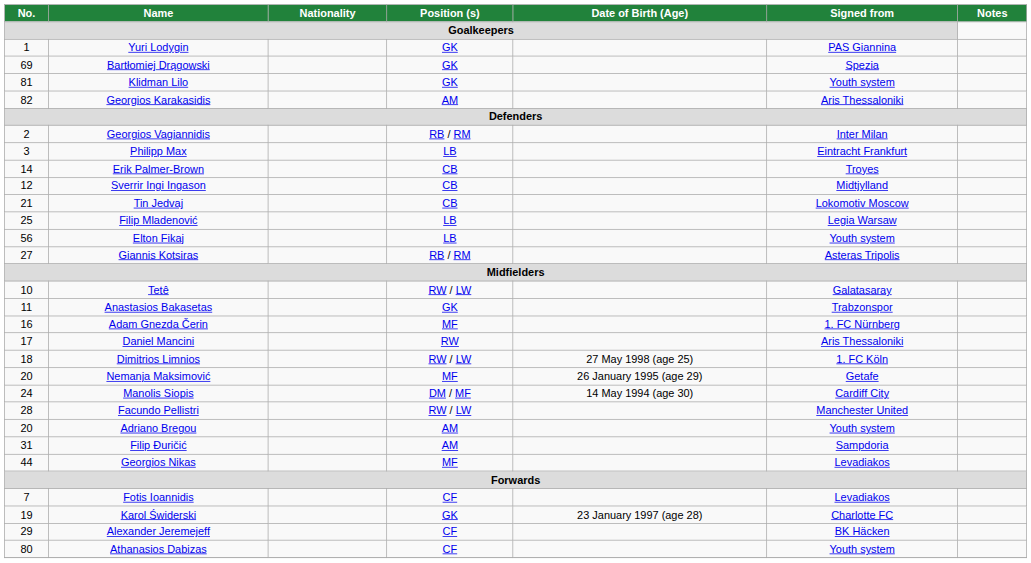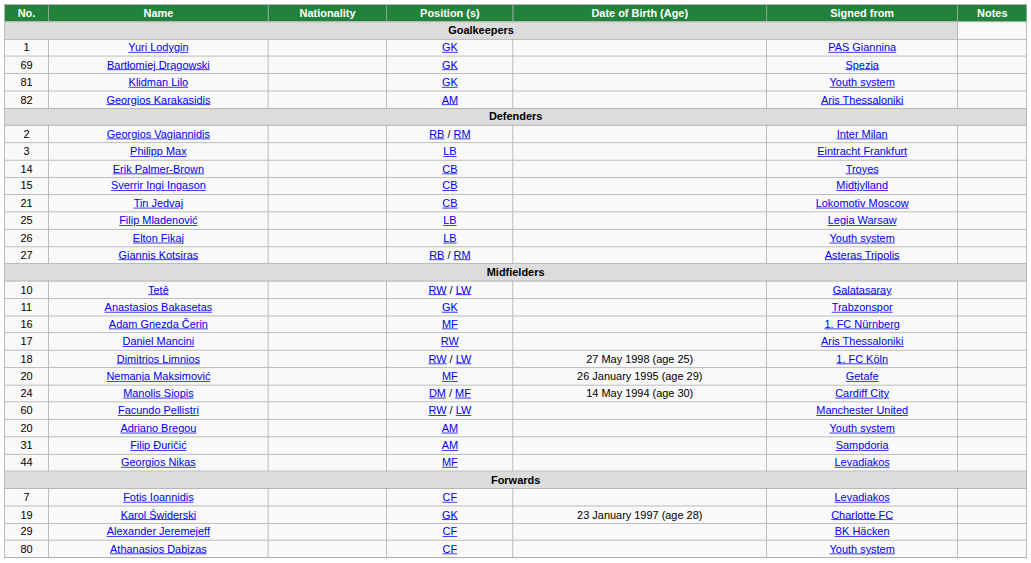(27, 186) 12 -> (27, 186) 15
(27, 238) 56 -> (27, 238) 26
(27, 411) 28 -> (27, 411) 60
